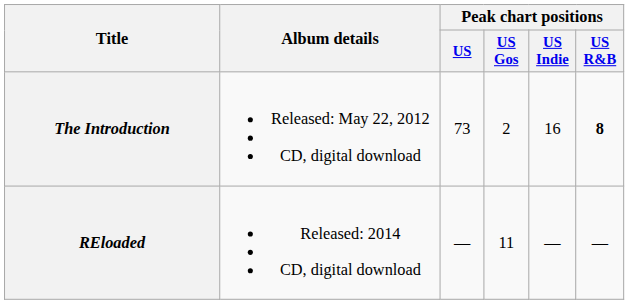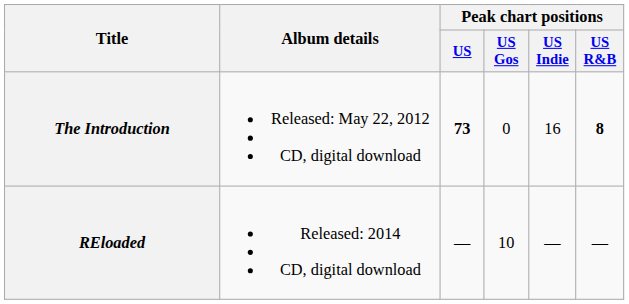(462, 128) normal -> (462, 128) bold
(506, 128) 2 -> (506, 128) 0
(506, 242) 11 -> (506, 242) 10
